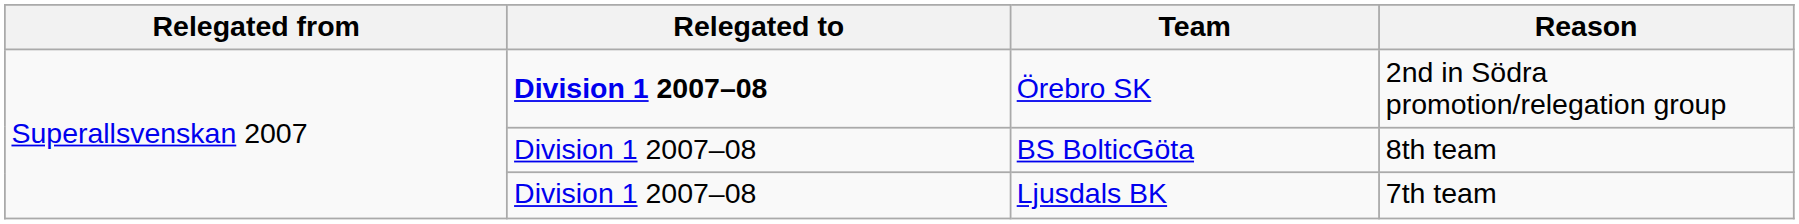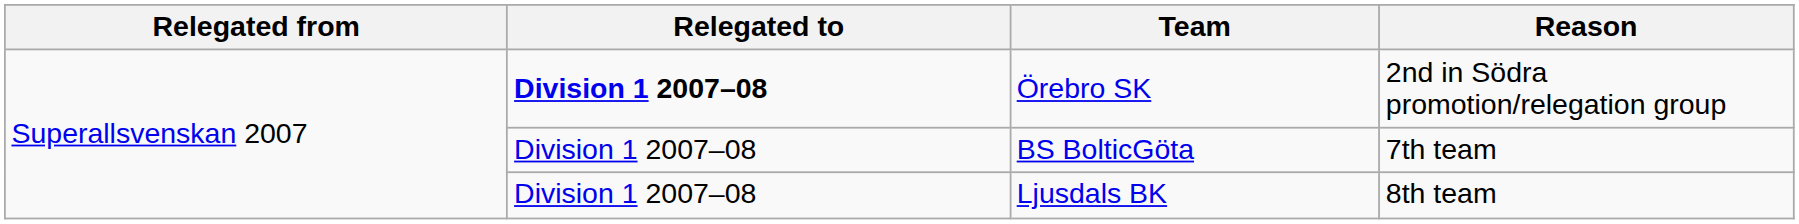(1441, 149) 8th team -> (1441, 149) 7th team
(1441, 194) 7th team -> (1441, 194) 8th team
